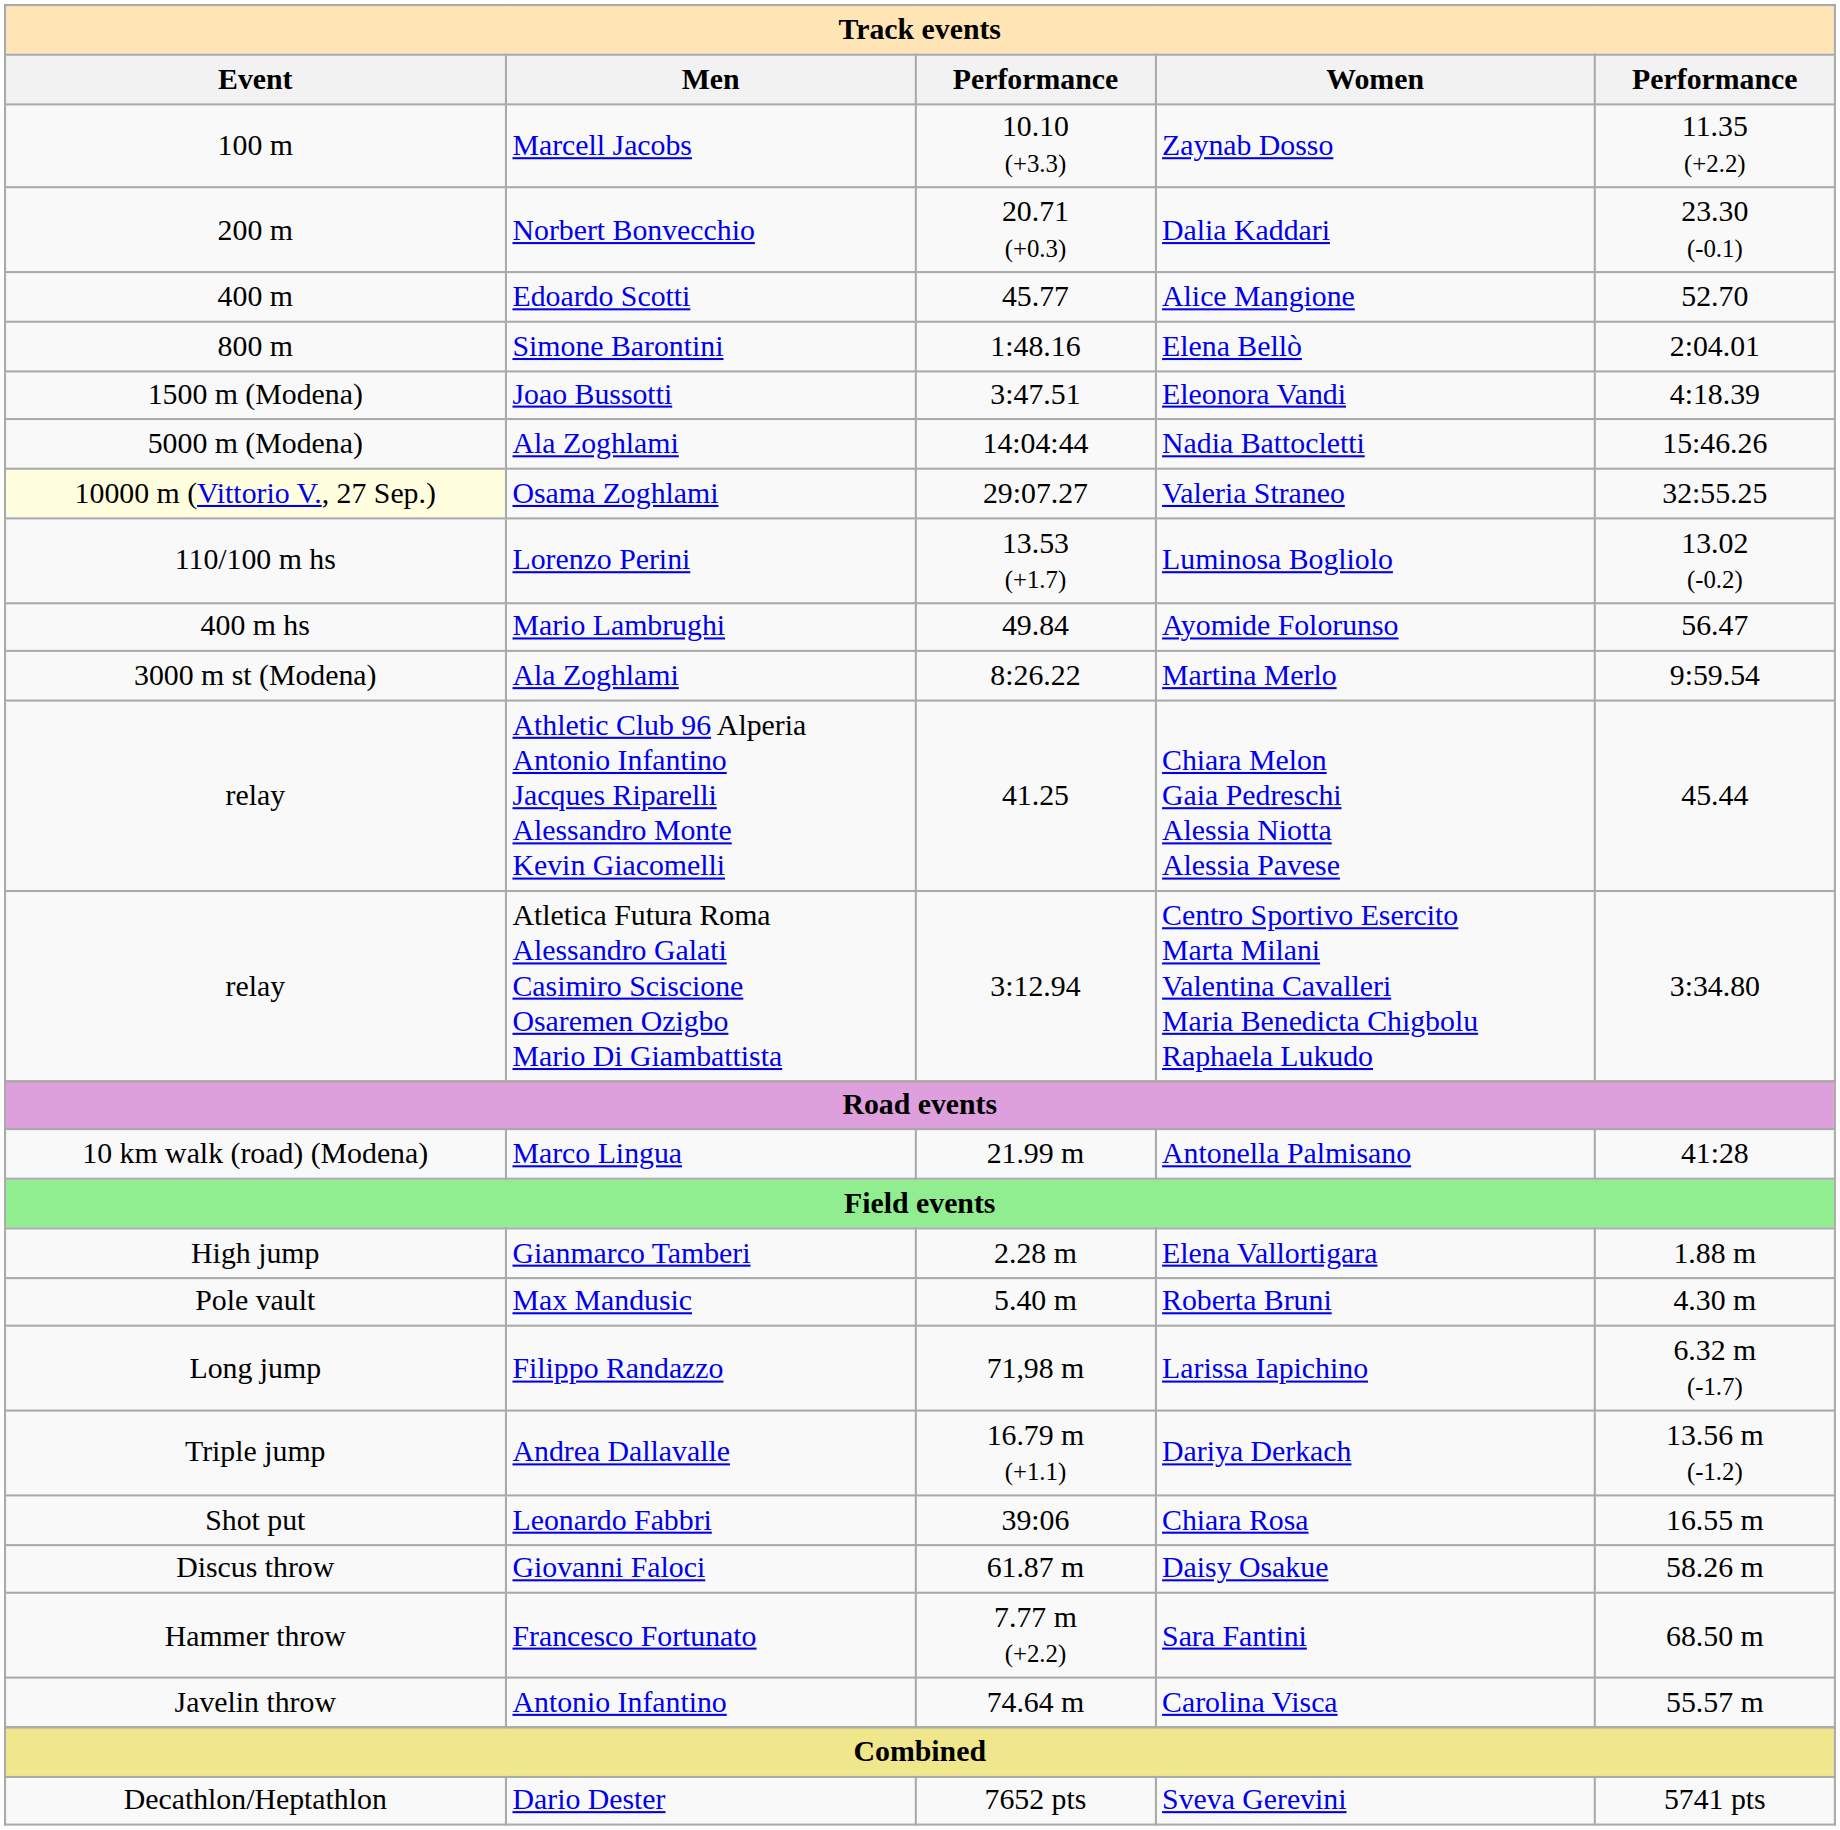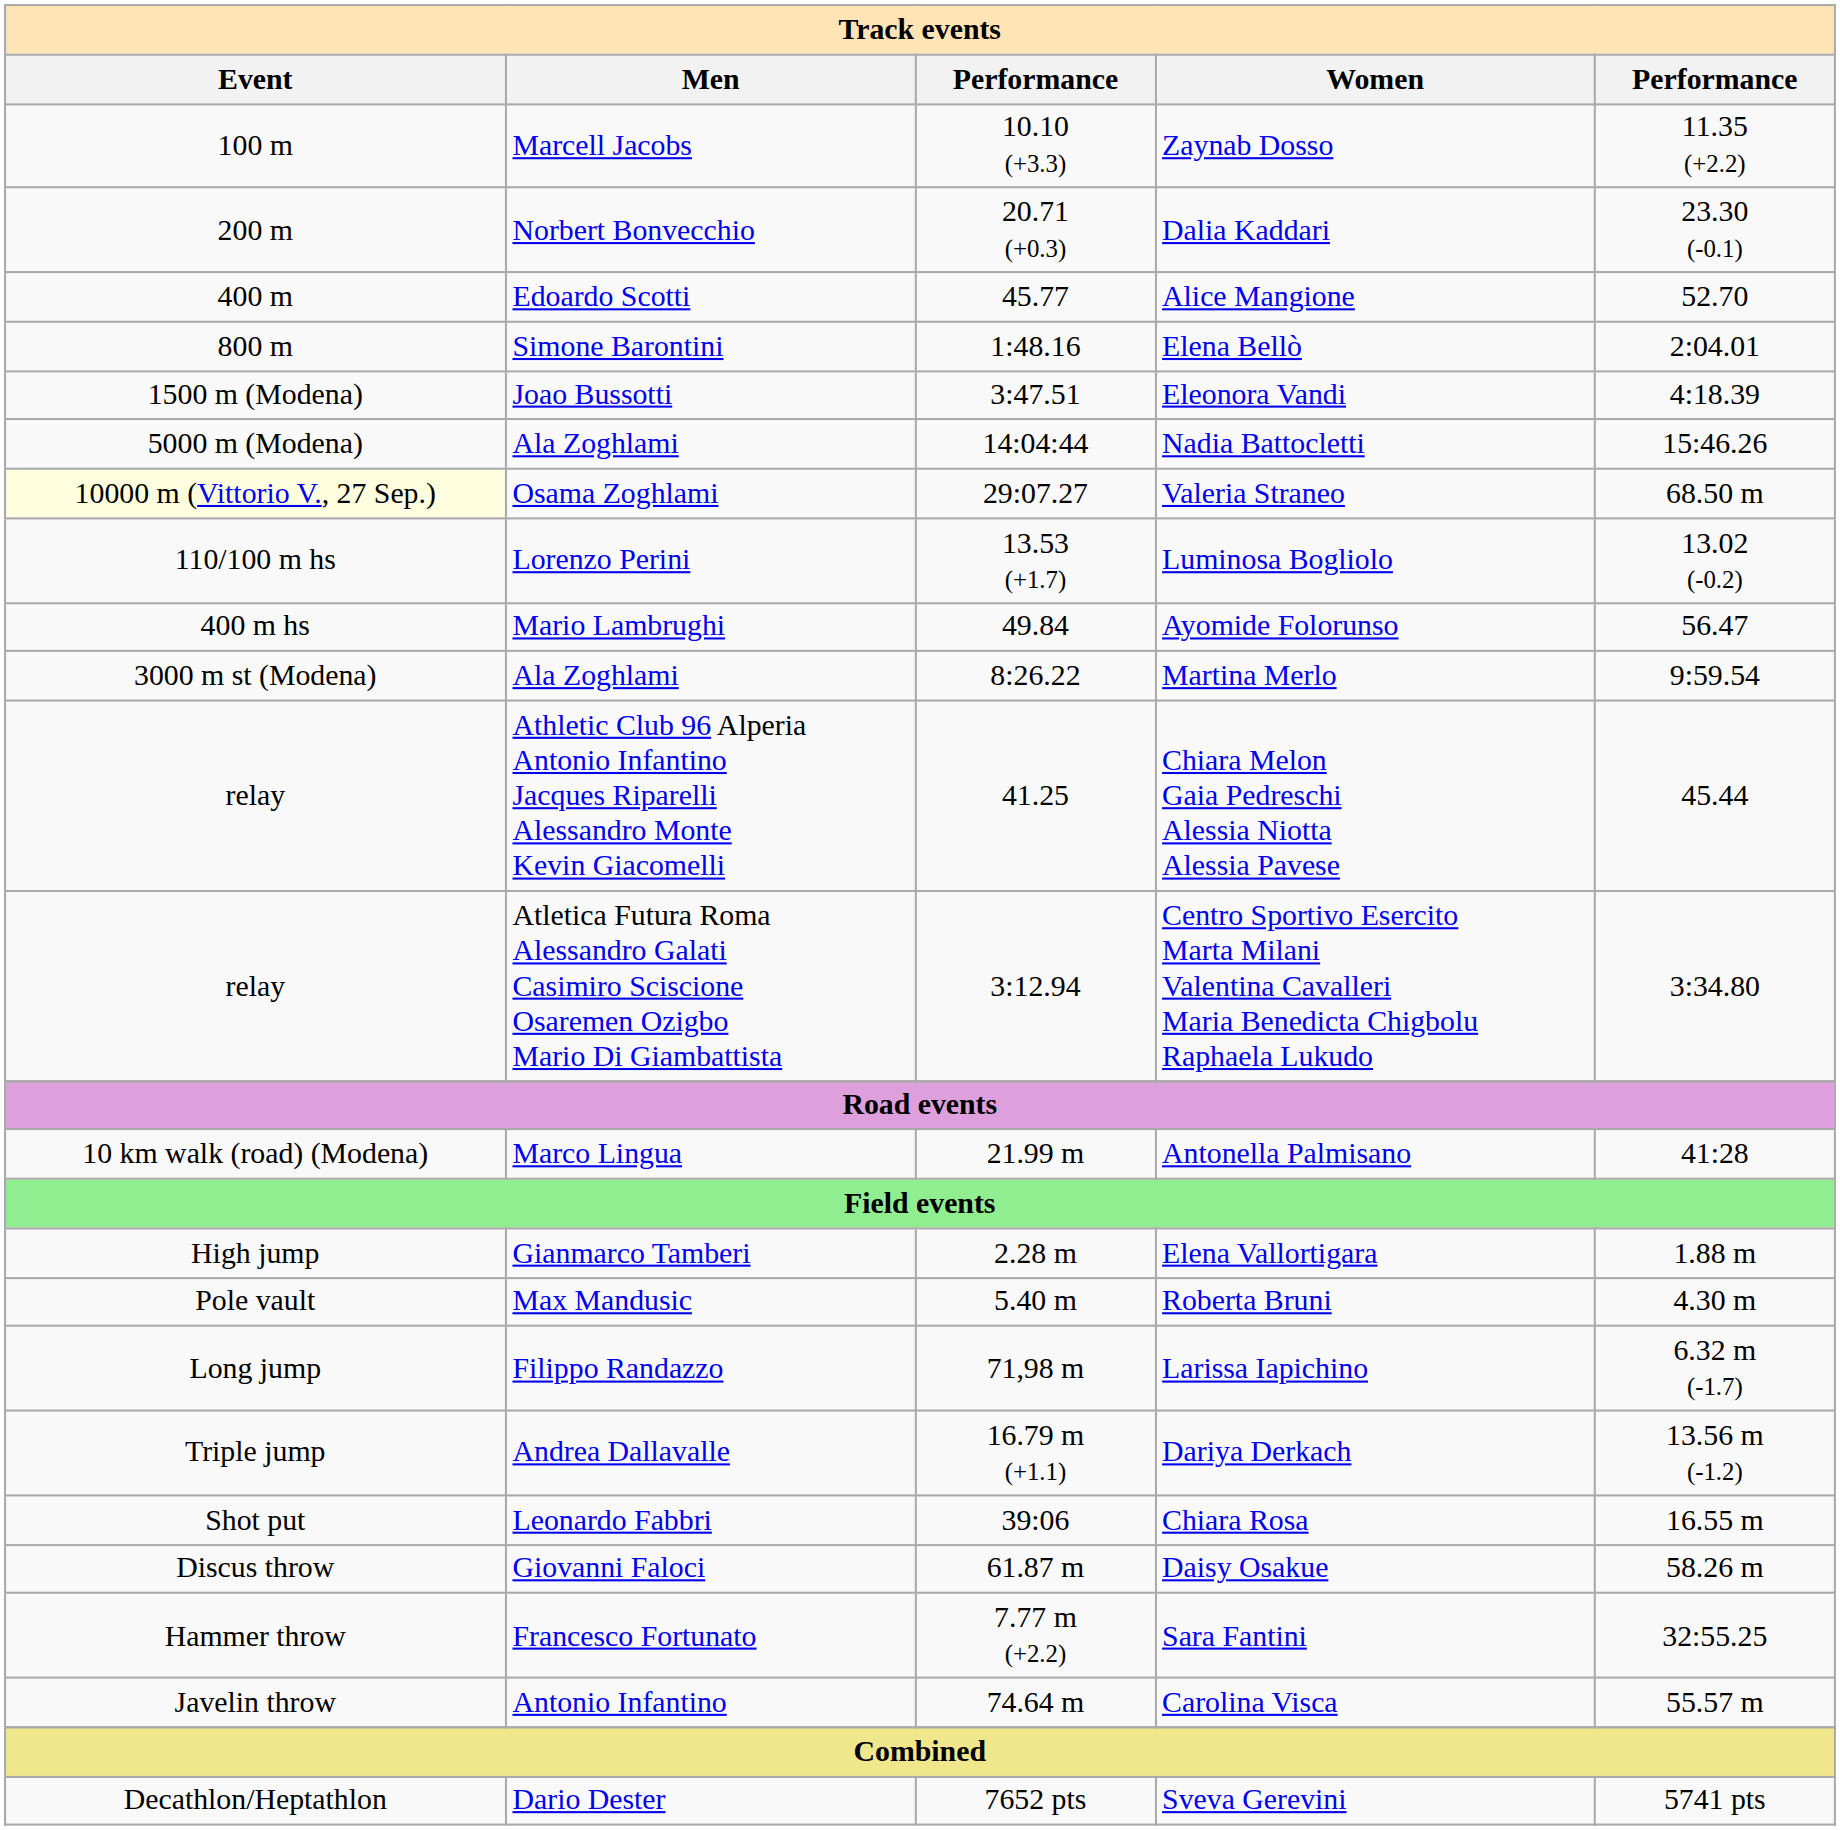(1715, 493) 32:55.25 -> (1715, 493) 68.50 m
(1715, 1635) 68.50 m -> (1715, 1635) 32:55.25
